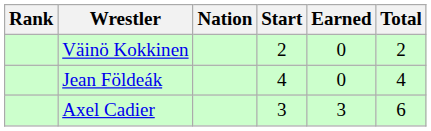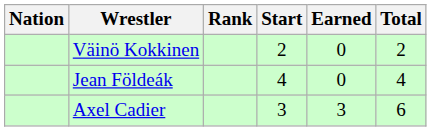columns swapped: (31, 19) <-> (225, 19)
